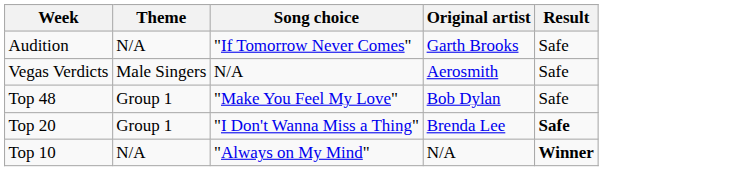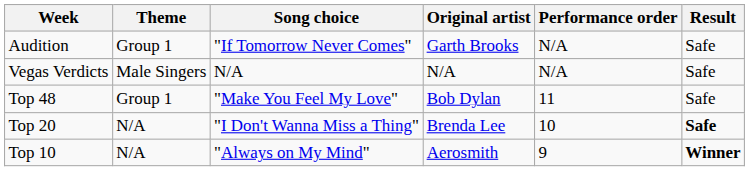+ column: (608, 17)
(131, 44) N/A -> (144, 44) Group 1
(462, 71) Aerosmith -> (441, 71) N/A
(144, 125) Group 1 -> (131, 125) N/A
(441, 152) N/A -> (462, 152) Aerosmith
